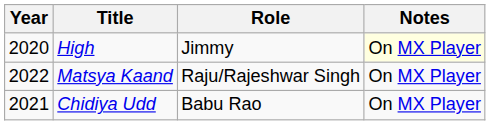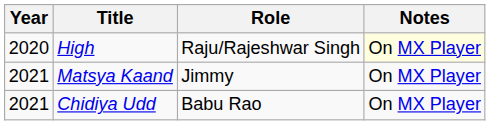(207, 47) Jimmy -> (271, 47) Raju/Rajeshwar Singh
(29, 76) 2022 -> (29, 76) 2021
(271, 76) Raju/Rajeshwar Singh -> (207, 76) Jimmy
